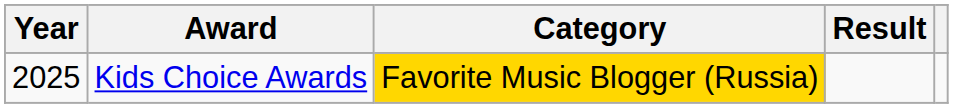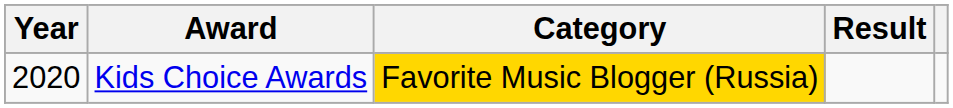(46, 77) 2025 -> (46, 77) 2020
